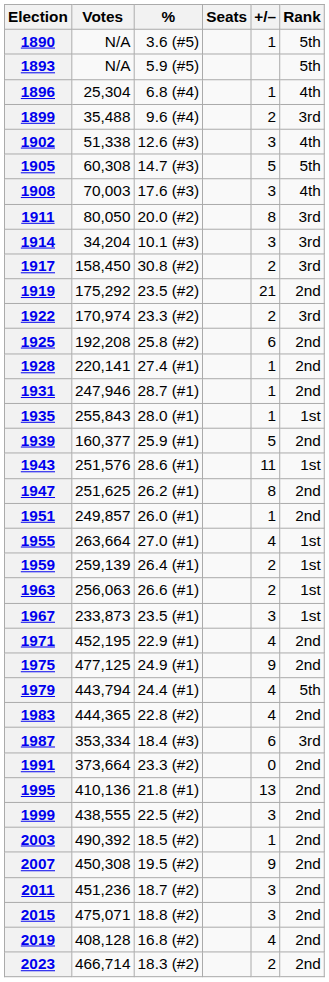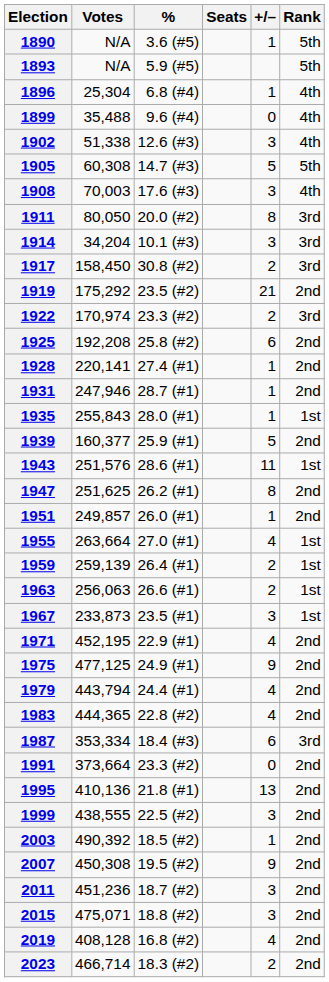(272, 116) 2 -> (272, 116) 0
(310, 116) 3rd -> (310, 116) 4th
(310, 689) 5th -> (308, 689) 2nd
